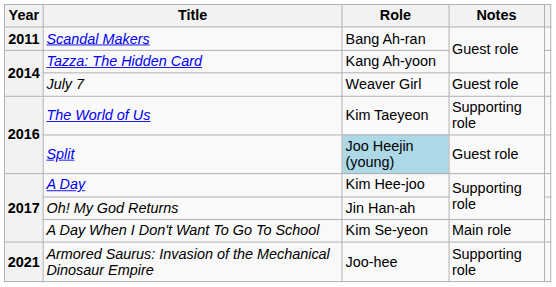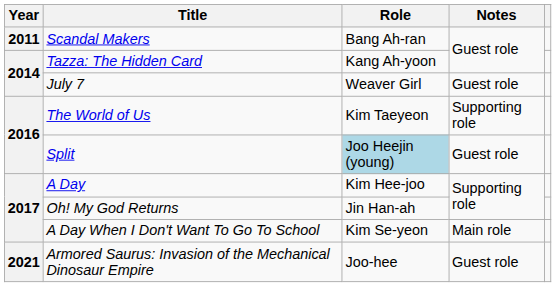(487, 261) Supporting role -> (485, 261) Guest role
